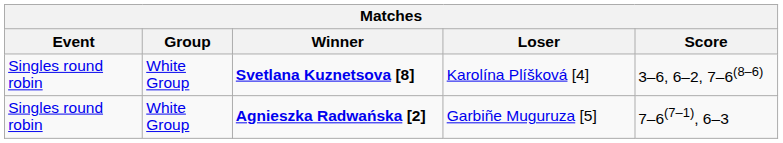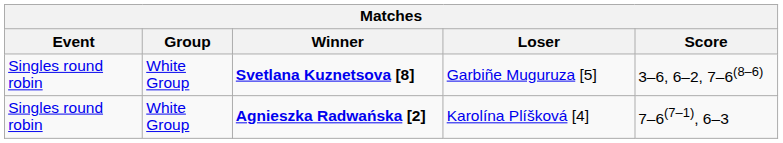(518, 74) Karolína Plíšková [4] -> (522, 74) Garbiñe Muguruza [5]
(522, 116) Garbiñe Muguruza [5] -> (518, 116) Karolína Plíšková [4]
